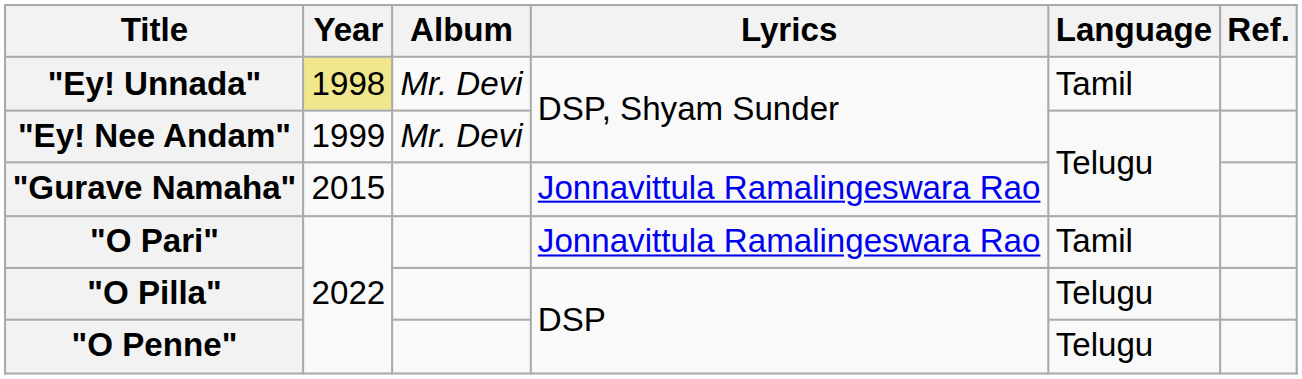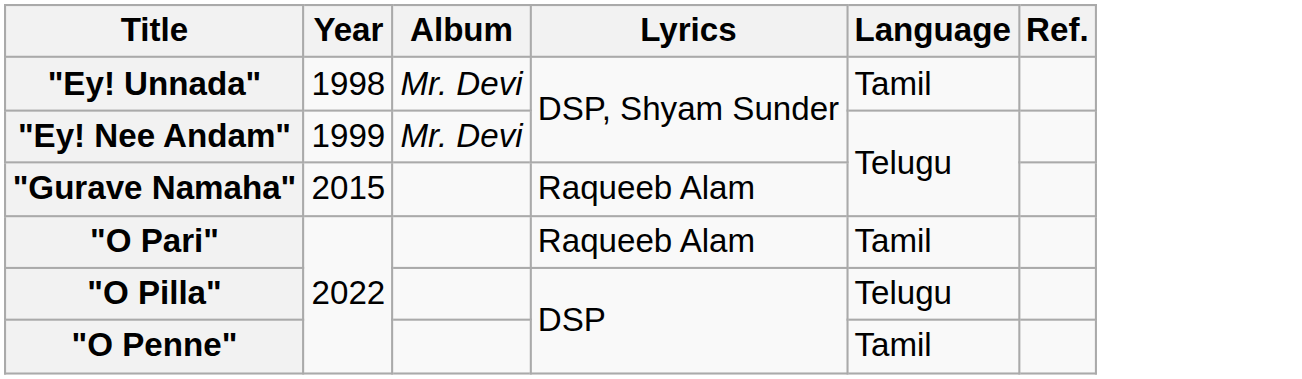(348, 83) khaki background -> (348, 83) no background
(789, 188) Jonnavittula Ramalingeswara Rao -> (646, 188) Raqueeb Alam
(789, 240) Jonnavittula Ramalingeswara Rao -> (646, 240) Raqueeb Alam
(1104, 345) Telugu -> (893, 345) Tamil
